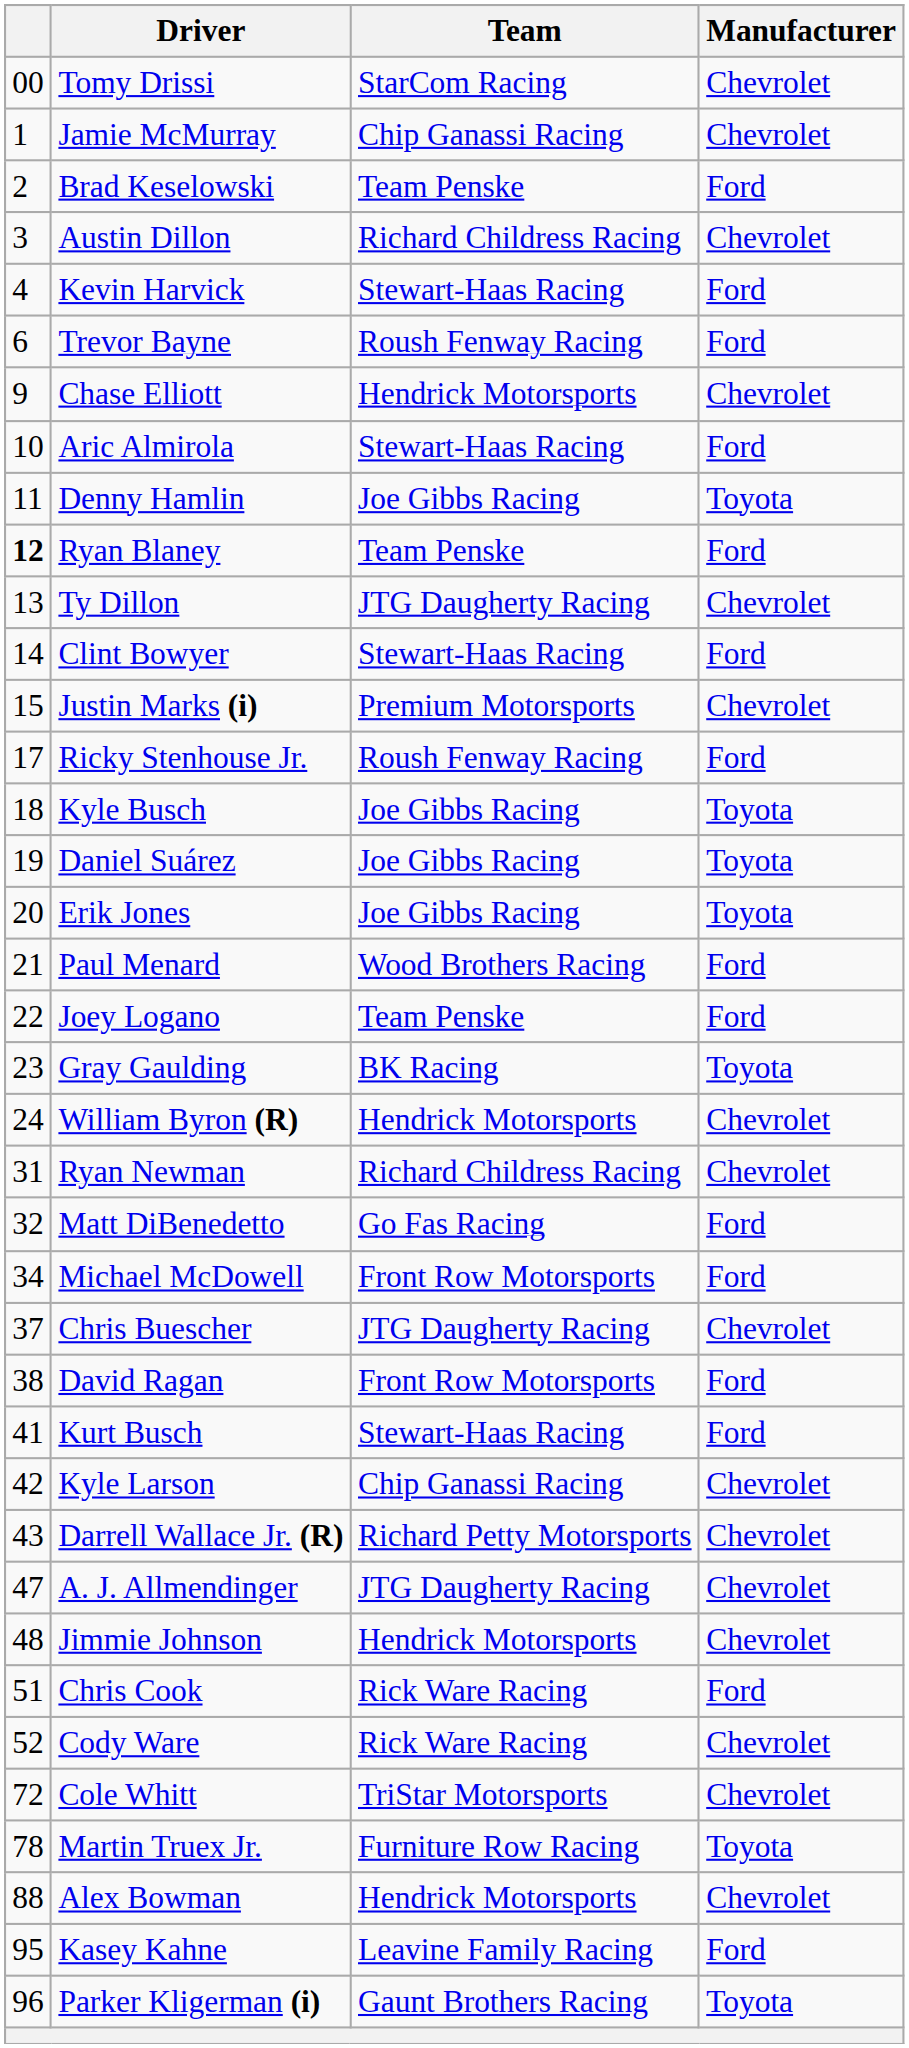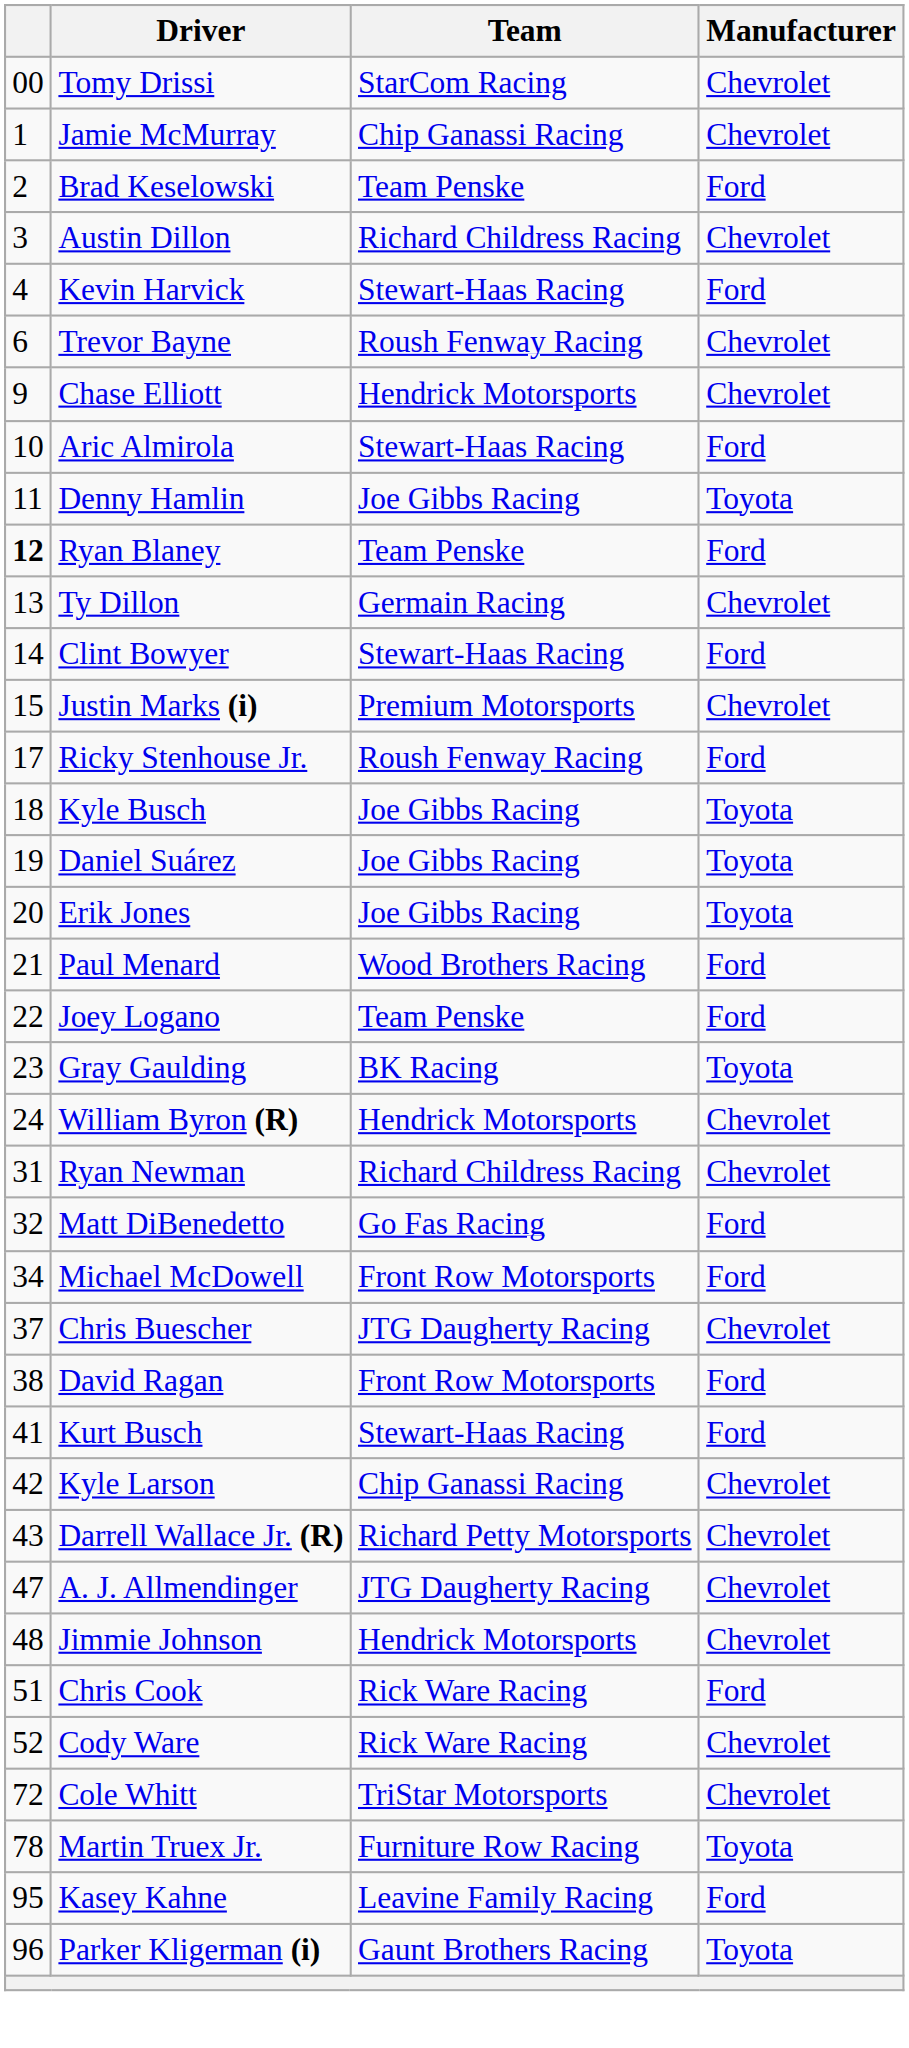(736, 341) Ford -> (768, 341) Chevrolet
(504, 601) JTG Daugherty Racing -> (461, 601) Germain Racing
- row: (150, 1898)
